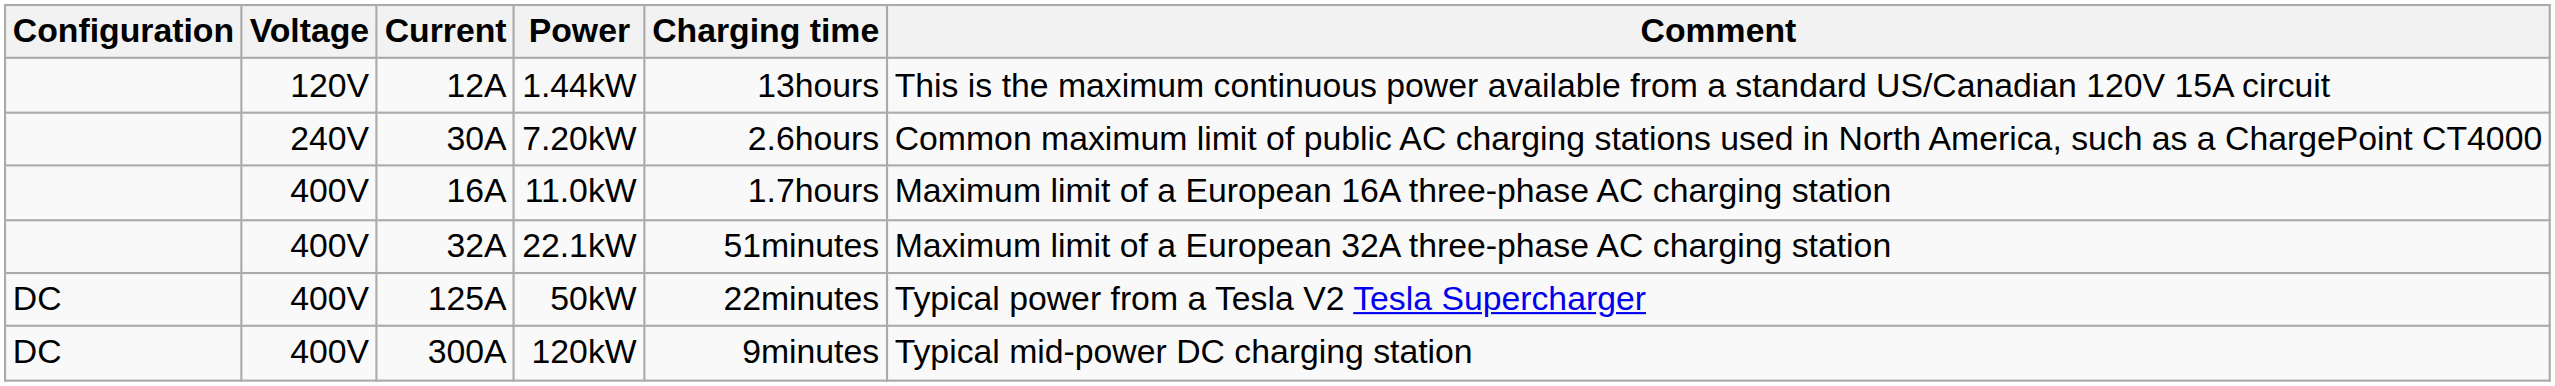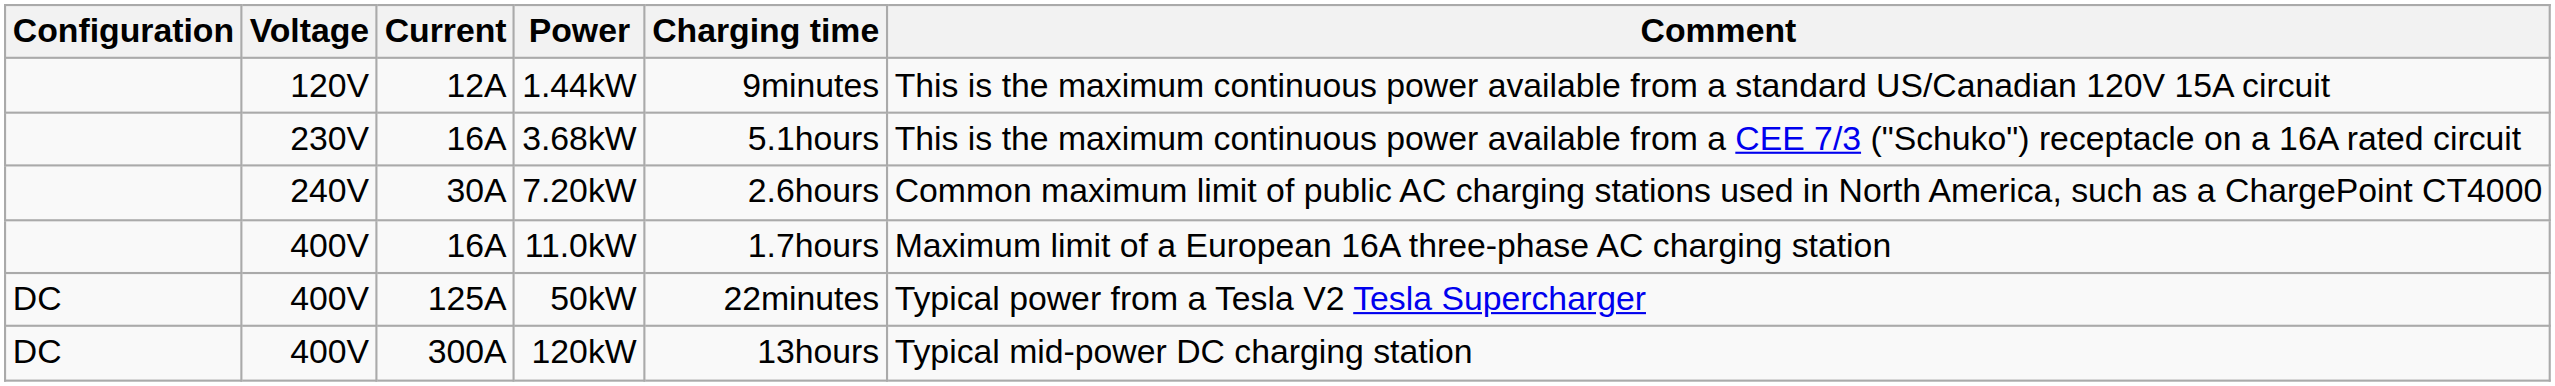(818, 84) 13hours -> (811, 84) 9minutes
+ row: (579, 138)
- row: (579, 245)
(811, 352) 9minutes -> (818, 352) 13hours
